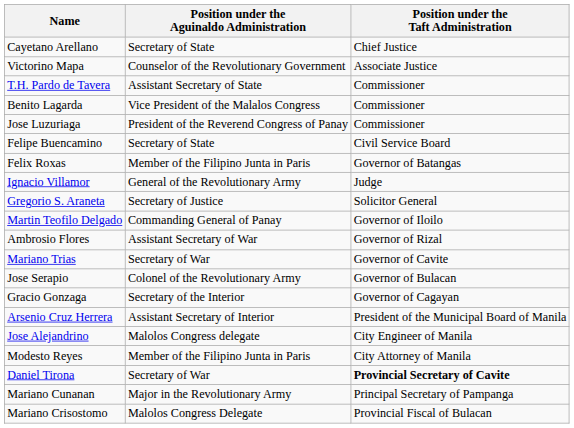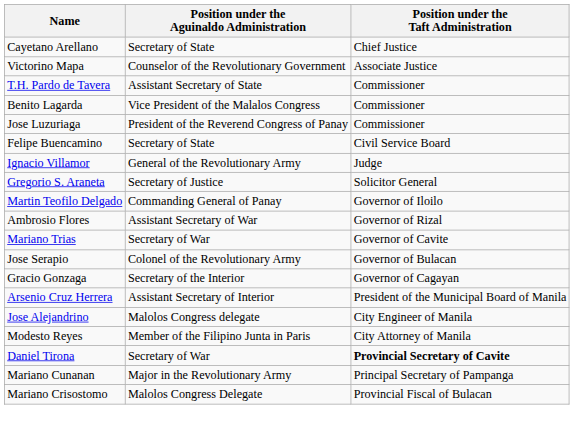- row: (36, 162)
